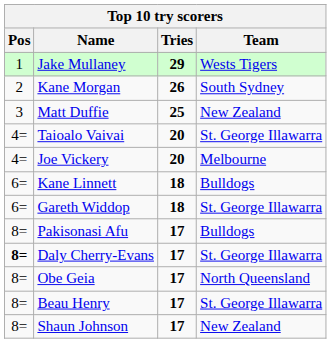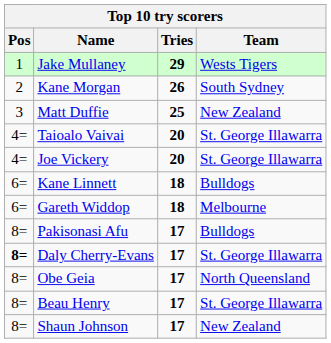(233, 159) Melbourne -> (261, 159) St. George Illawarra
(261, 207) St. George Illawarra -> (233, 207) Melbourne
